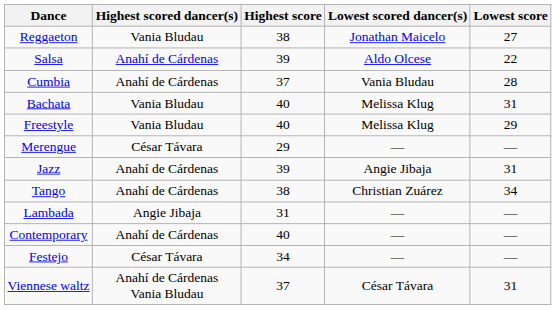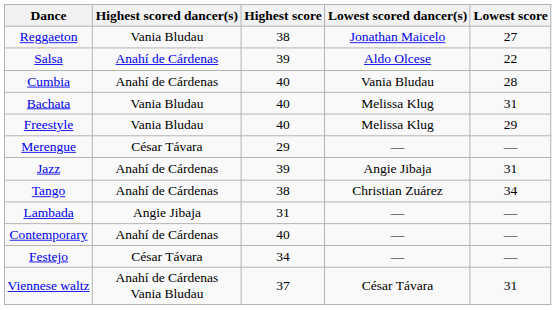(283, 80) 37 -> (283, 80) 40
